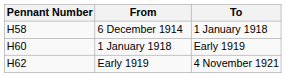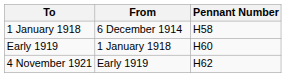columns swapped: (50, 13) <-> (236, 13)
